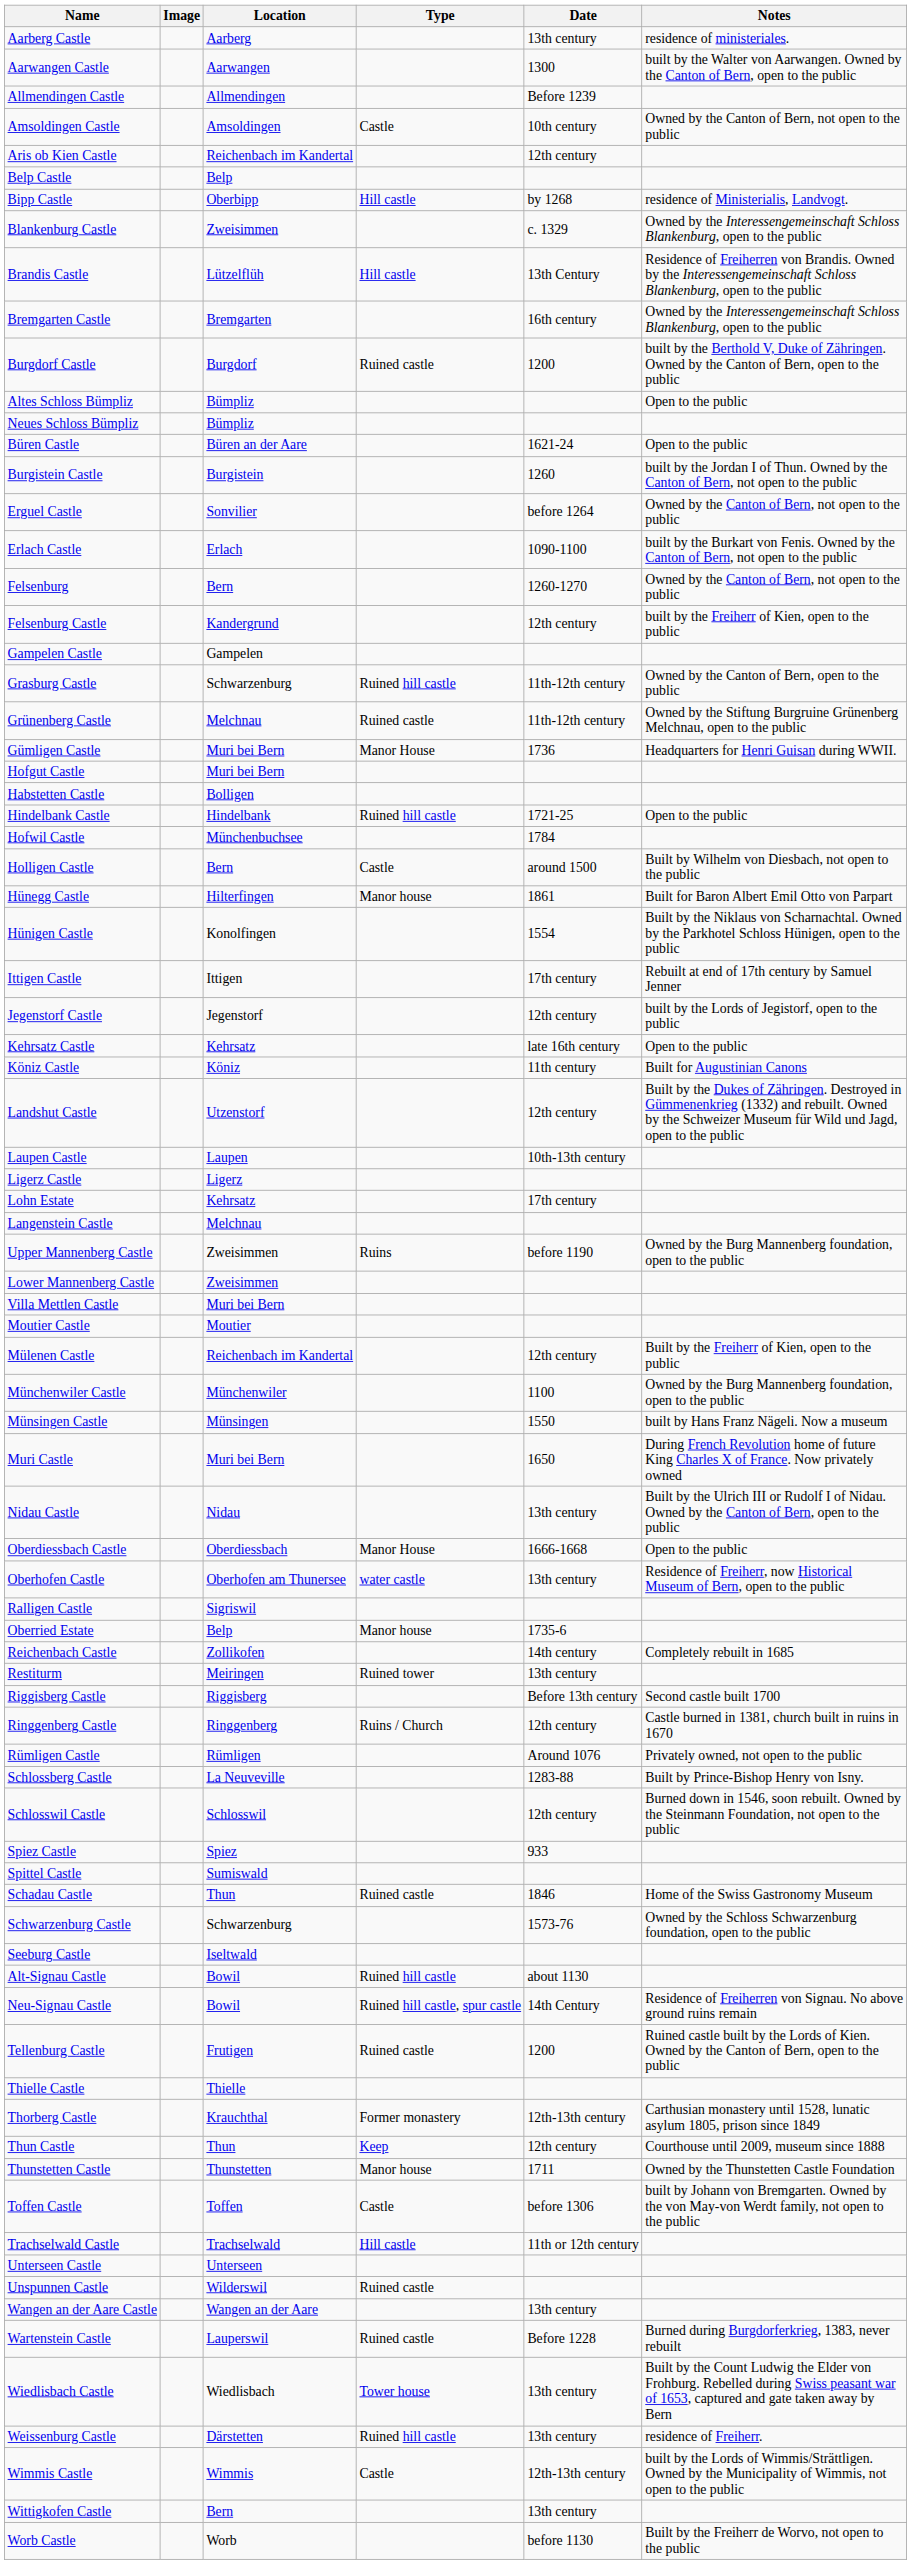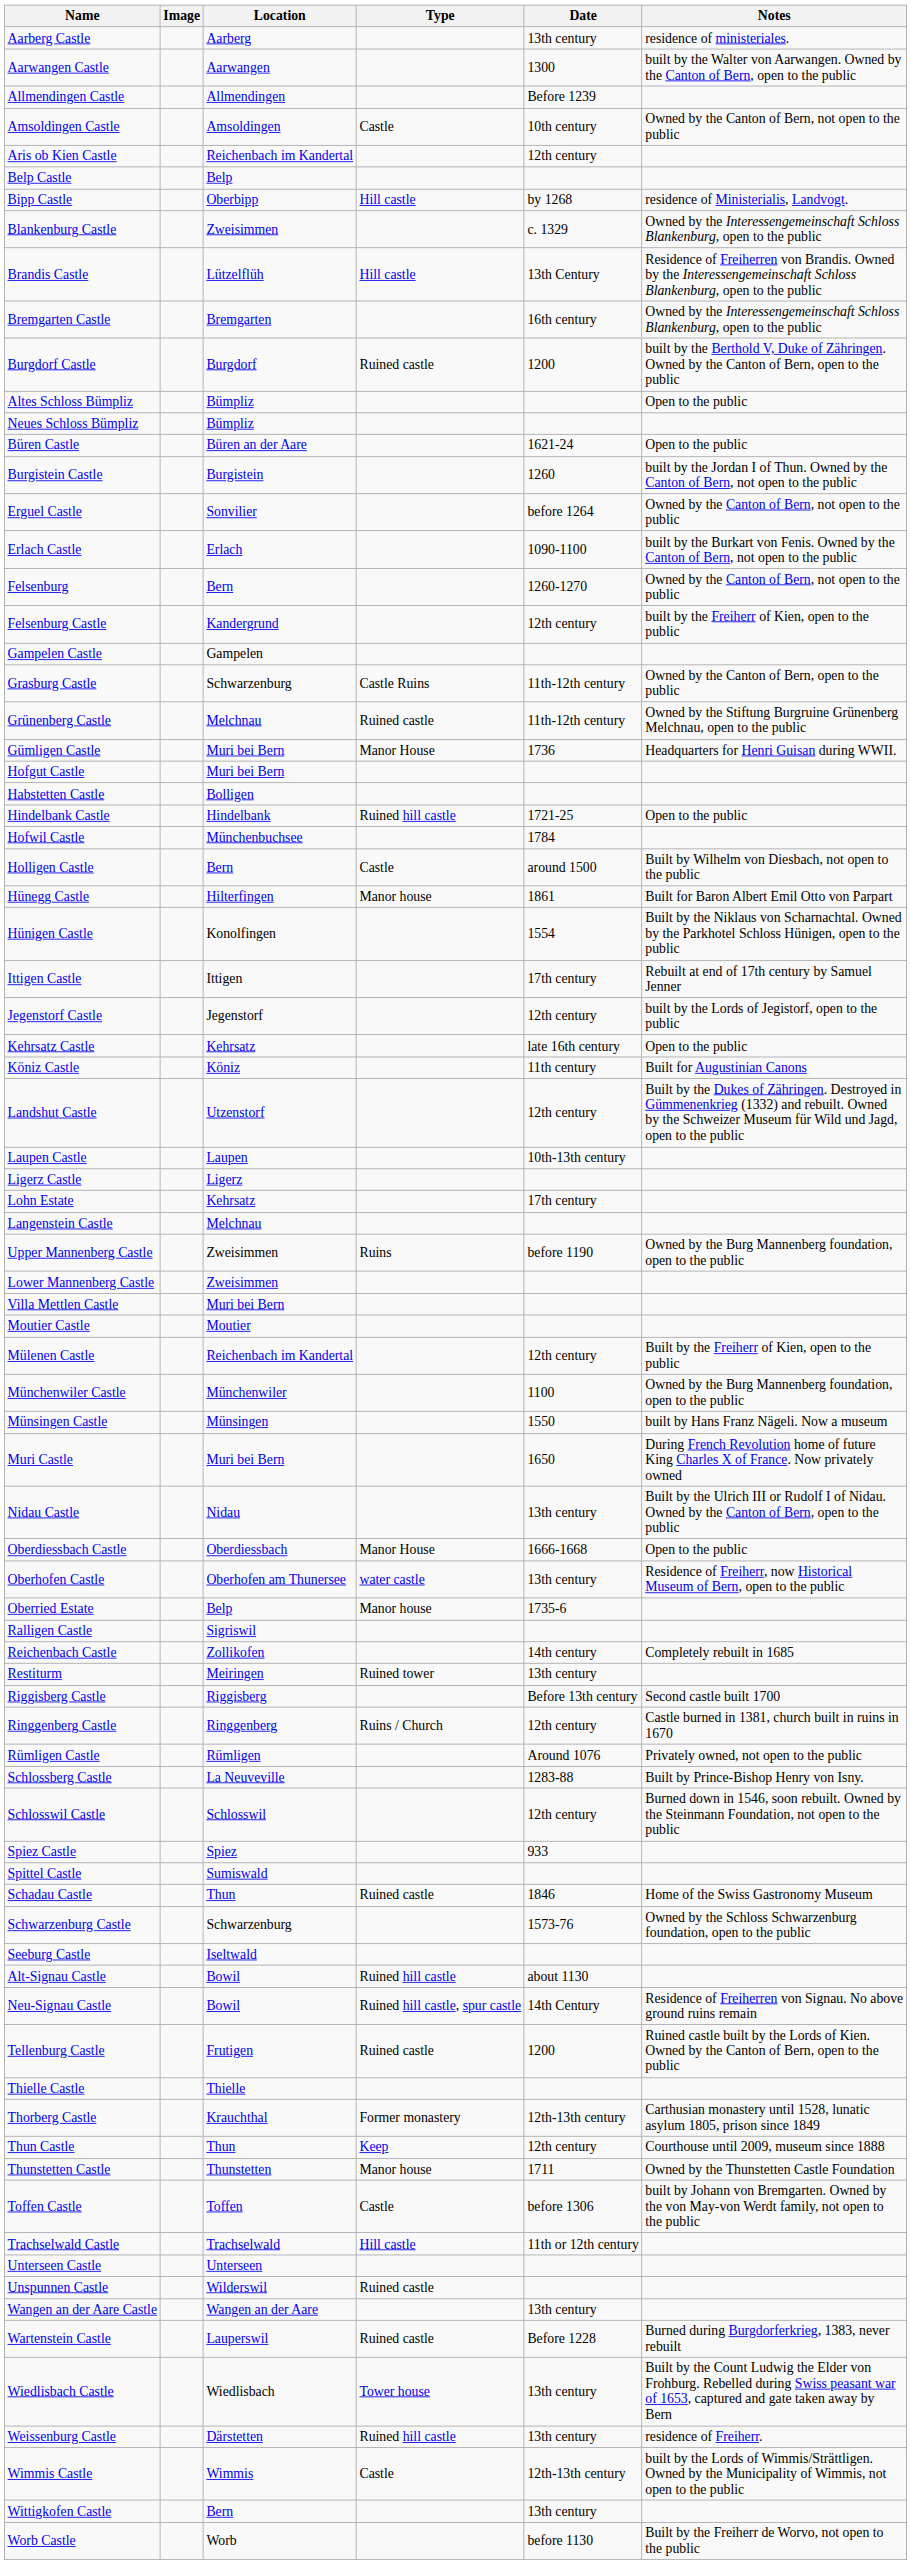(408, 683) Ruined hill castle -> (394, 683) Castle Ruins
rows swapped: (51, 1630) <-> (50, 1608)
